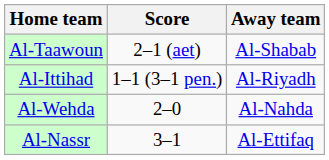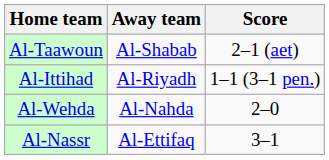columns swapped: (167, 19) <-> (276, 19)
